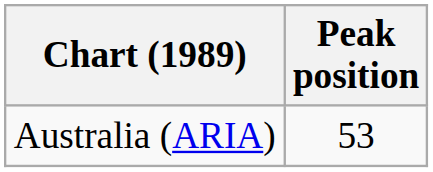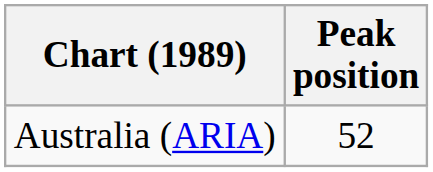(356, 135) 53 -> (356, 135) 52
